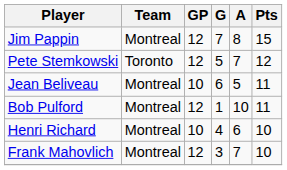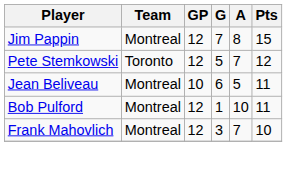- row: (52, 130)
